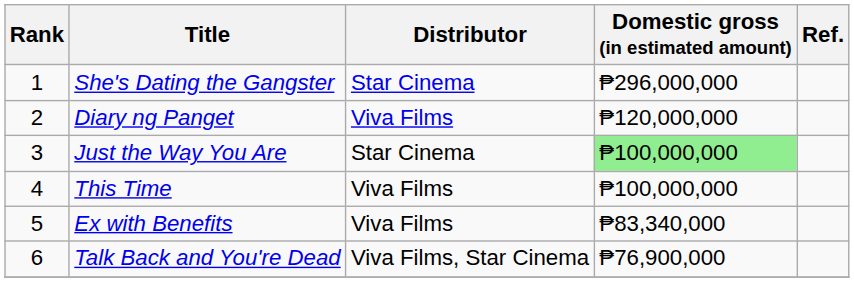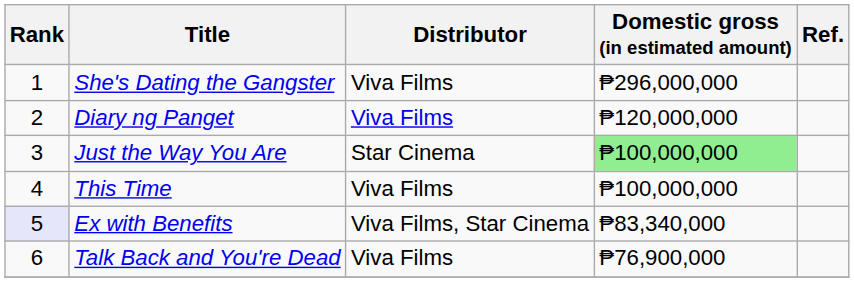(413, 82) Star Cinema -> (402, 82) Viva Films
(37, 223) no background -> (37, 223) lavender background
(402, 223) Viva Films -> (470, 223) Viva Films, Star Cinema
(470, 258) Viva Films, Star Cinema -> (402, 258) Viva Films
